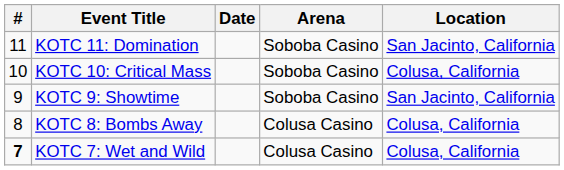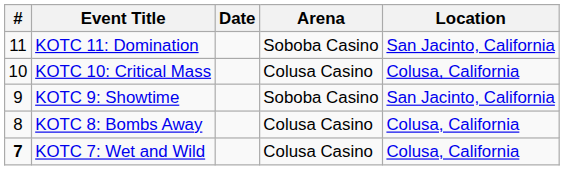(321, 72) Soboba Casino -> (318, 72) Colusa Casino
